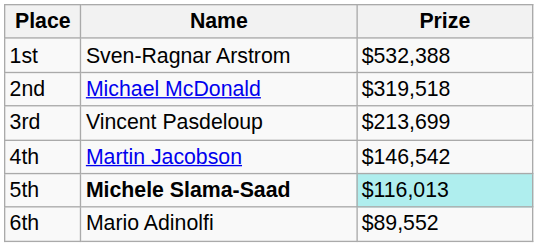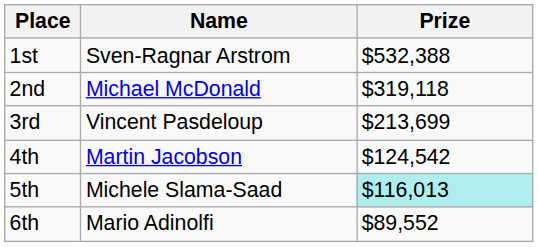(406, 88) $319,518 -> (405, 88) $319,118
(406, 156) $146,542 -> (406, 156) $124,542
(188, 190) bold -> (184, 190) normal
